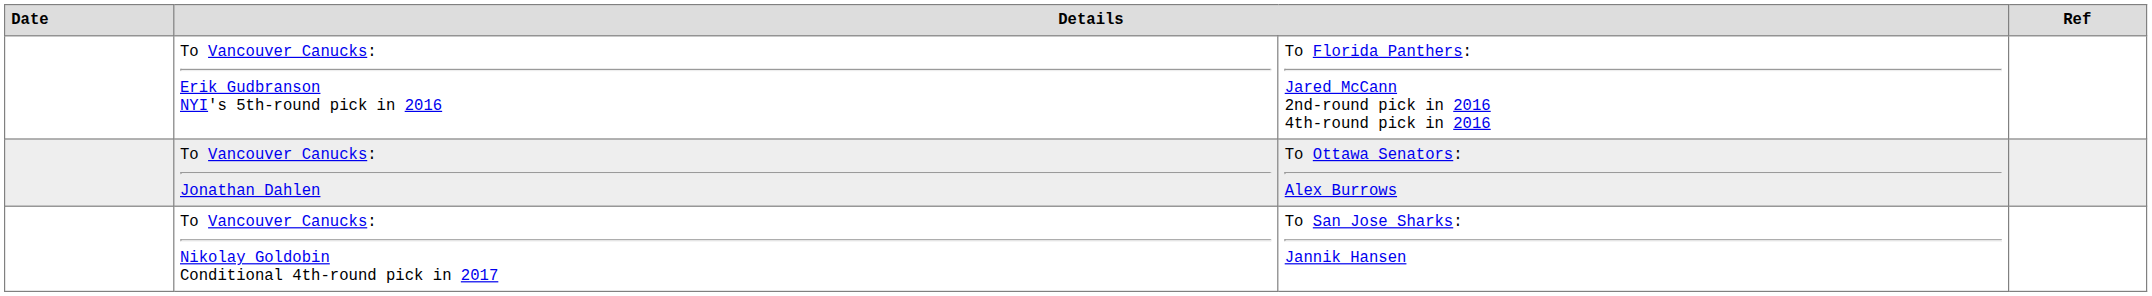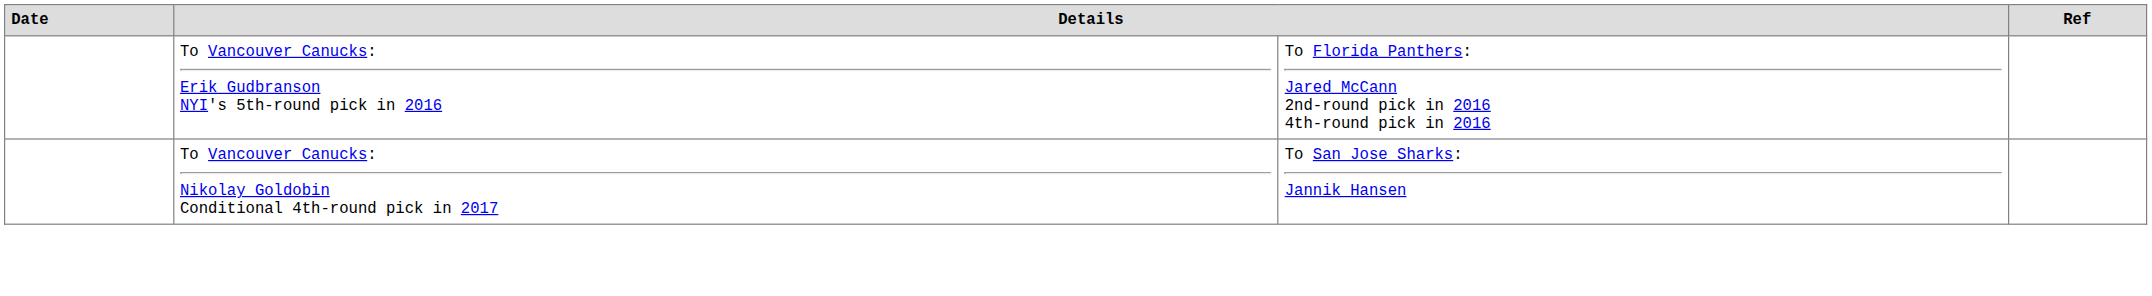- row: (726, 173)
